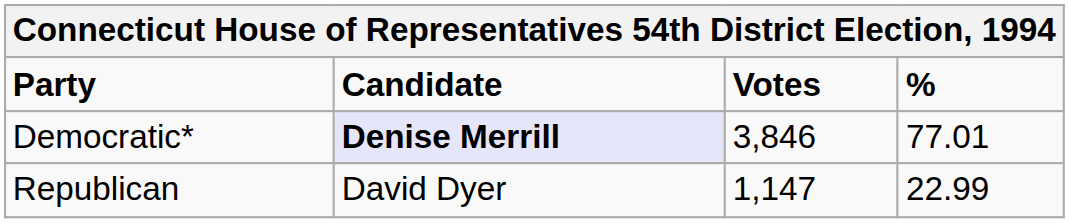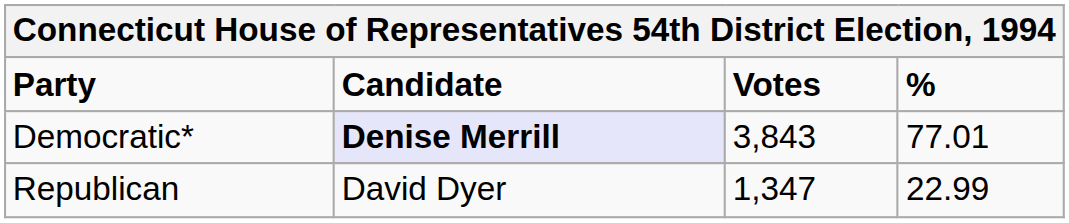(774, 136) 3,846 -> (774, 136) 3,843
(774, 189) 1,147 -> (774, 189) 1,347
